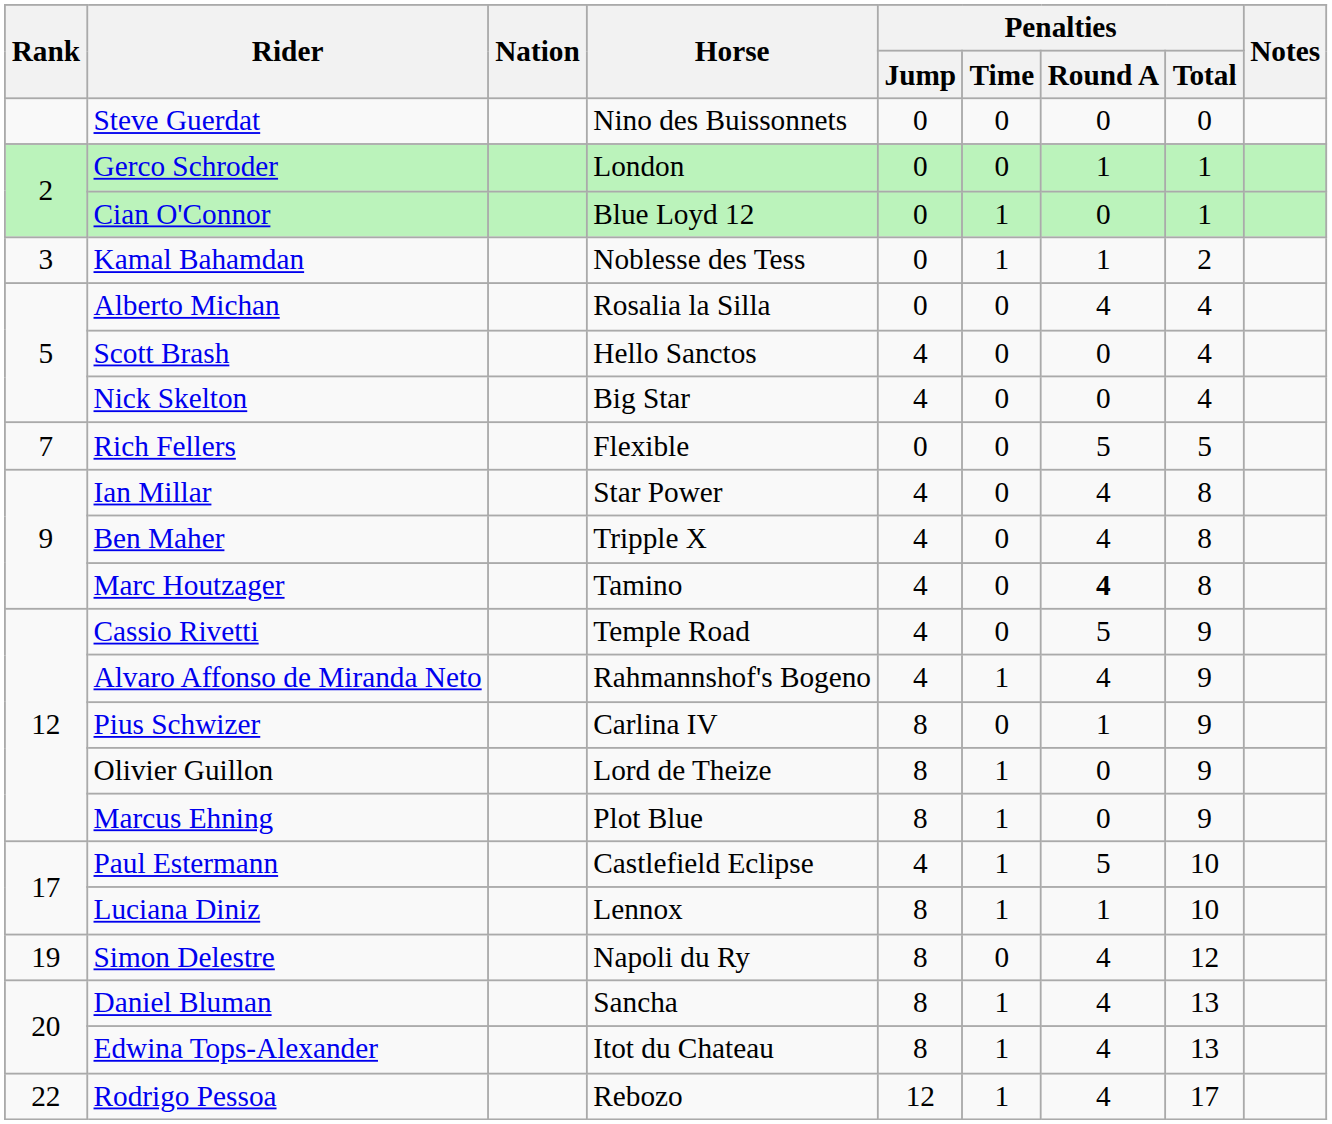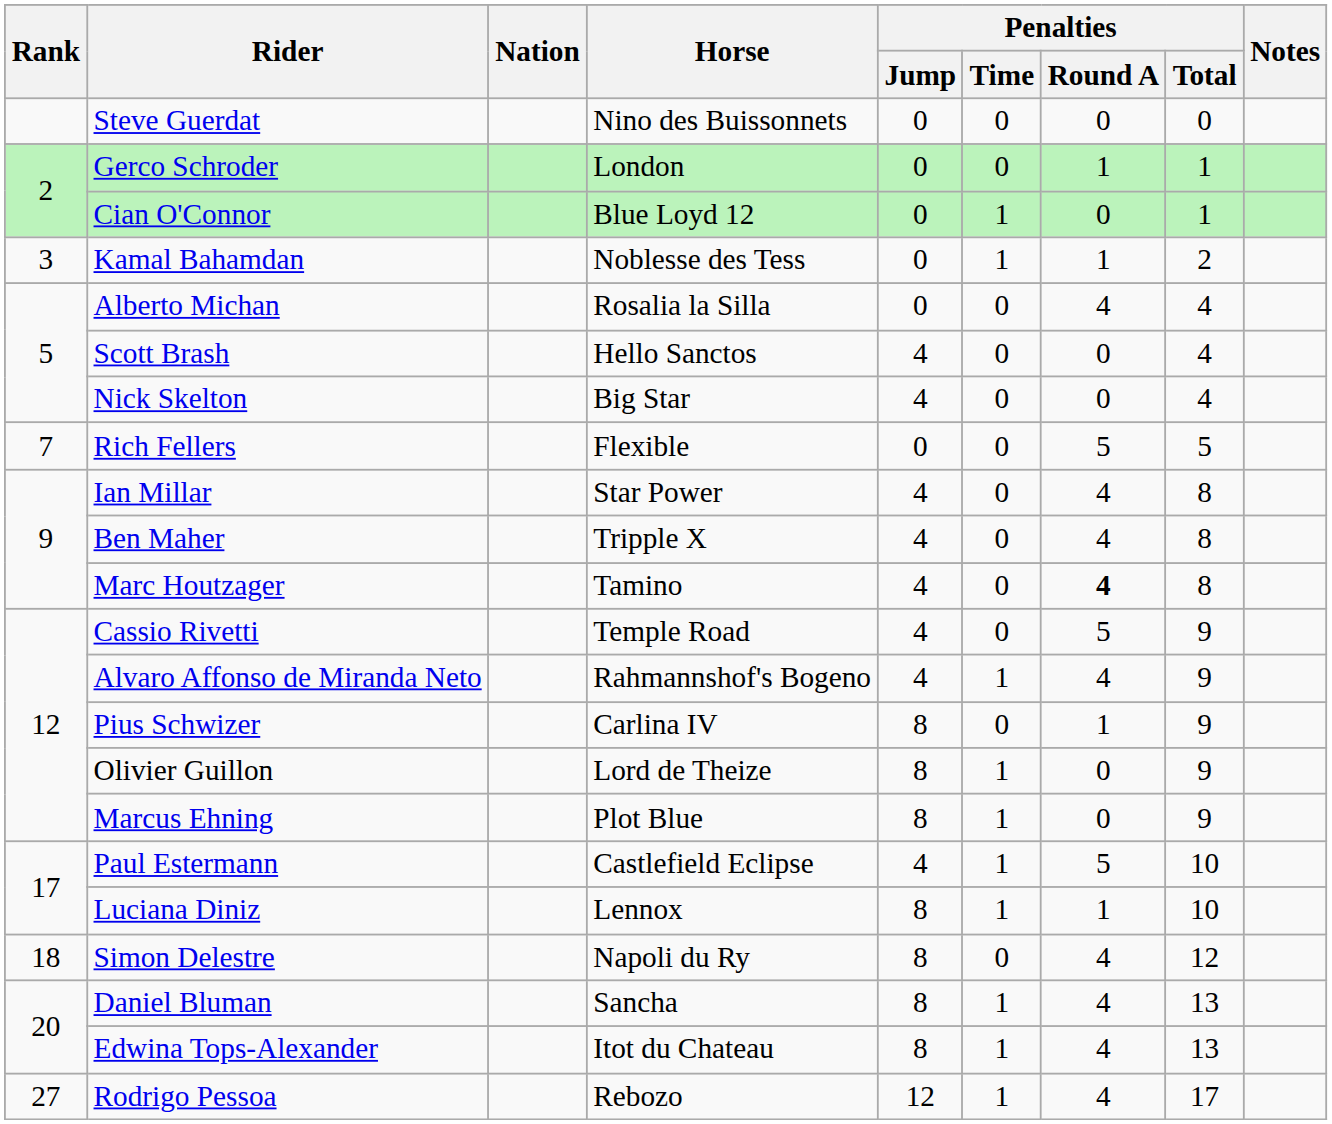(46, 956) 19 -> (46, 956) 18
(46, 1095) 22 -> (46, 1095) 27
